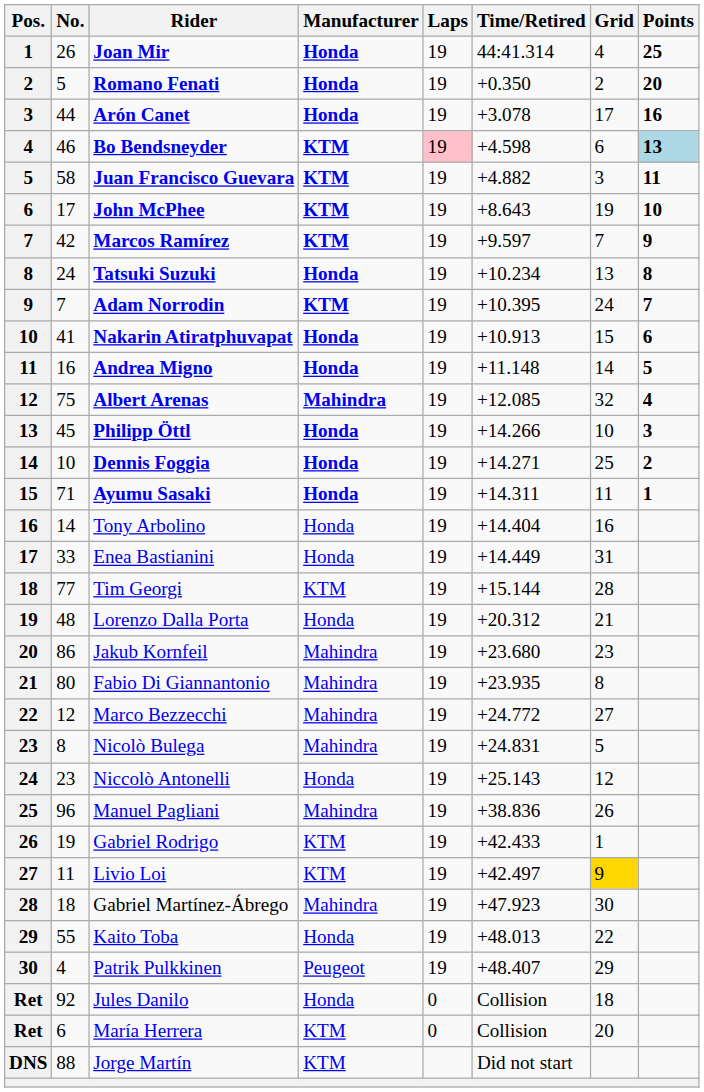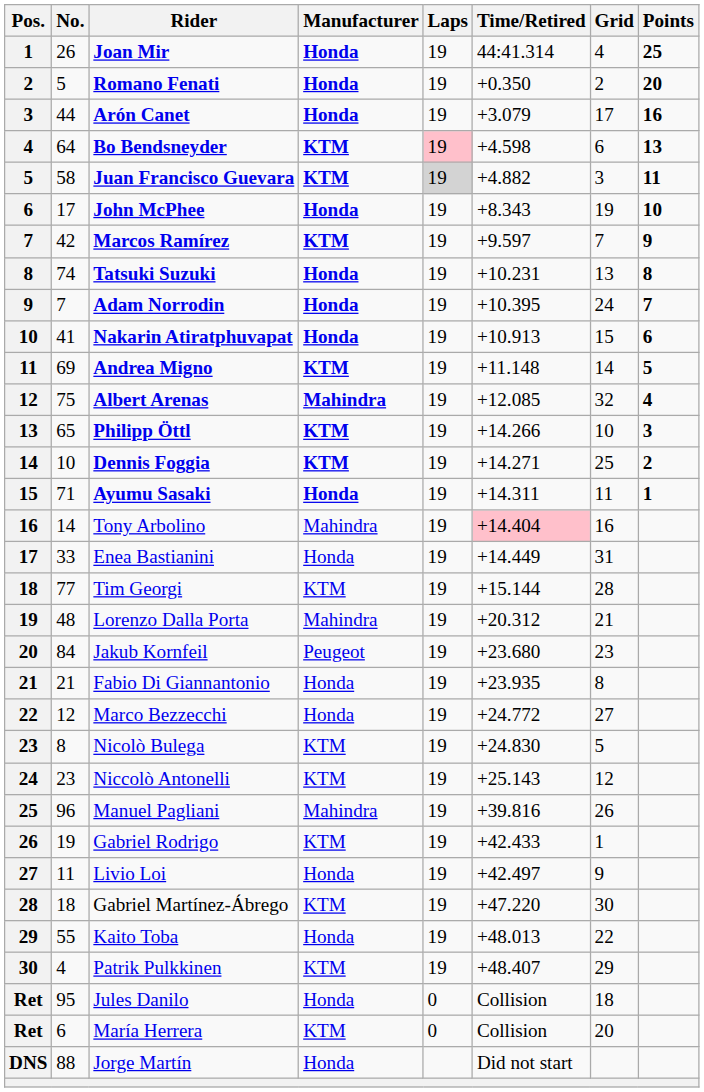(504, 115) +3.078 -> (504, 115) +3.079
(66, 146) 46 -> (66, 146) 64
(652, 146) lightblue background -> (652, 146) no background
(437, 178) no background -> (437, 178) lightgrey background
(326, 209) KTM -> (331, 209) Honda
(504, 209) +8.643 -> (504, 209) +8.343
(66, 273) 24 -> (66, 273) 74
(509, 273) +10.234 -> (509, 273) +10.231
(326, 304) KTM -> (331, 304) Honda
(66, 367) 16 -> (66, 367) 69
(331, 367) Honda -> (326, 367) KTM
(66, 431) 45 -> (66, 431) 65
(331, 431) Honda -> (326, 431) KTM
(331, 462) Honda -> (326, 462) KTM
(329, 525) Honda -> (340, 525) Mahindra
(509, 525) no background -> (509, 525) pink background
(329, 620) Honda -> (340, 620) Mahindra
(66, 652) 86 -> (66, 652) 84
(340, 652) Mahindra -> (334, 652) Peugeot
(66, 683) 80 -> (66, 683) 21
(340, 683) Mahindra -> (329, 683) Honda
(340, 715) Mahindra -> (329, 715) Honda
(340, 746) Mahindra -> (324, 746) KTM
(509, 746) +24.831 -> (509, 746) +24.830
(329, 778) Honda -> (324, 778) KTM
(509, 809) +38.836 -> (509, 809) +39.816
(324, 873) KTM -> (329, 873) Honda
(599, 873) gold background -> (599, 873) no background
(340, 904) Mahindra -> (324, 904) KTM
(509, 904) +47.923 -> (509, 904) +47.220
(334, 967) Peugeot -> (324, 967) KTM
(66, 999) 92 -> (66, 999) 95
(324, 1062) KTM -> (329, 1062) Honda
